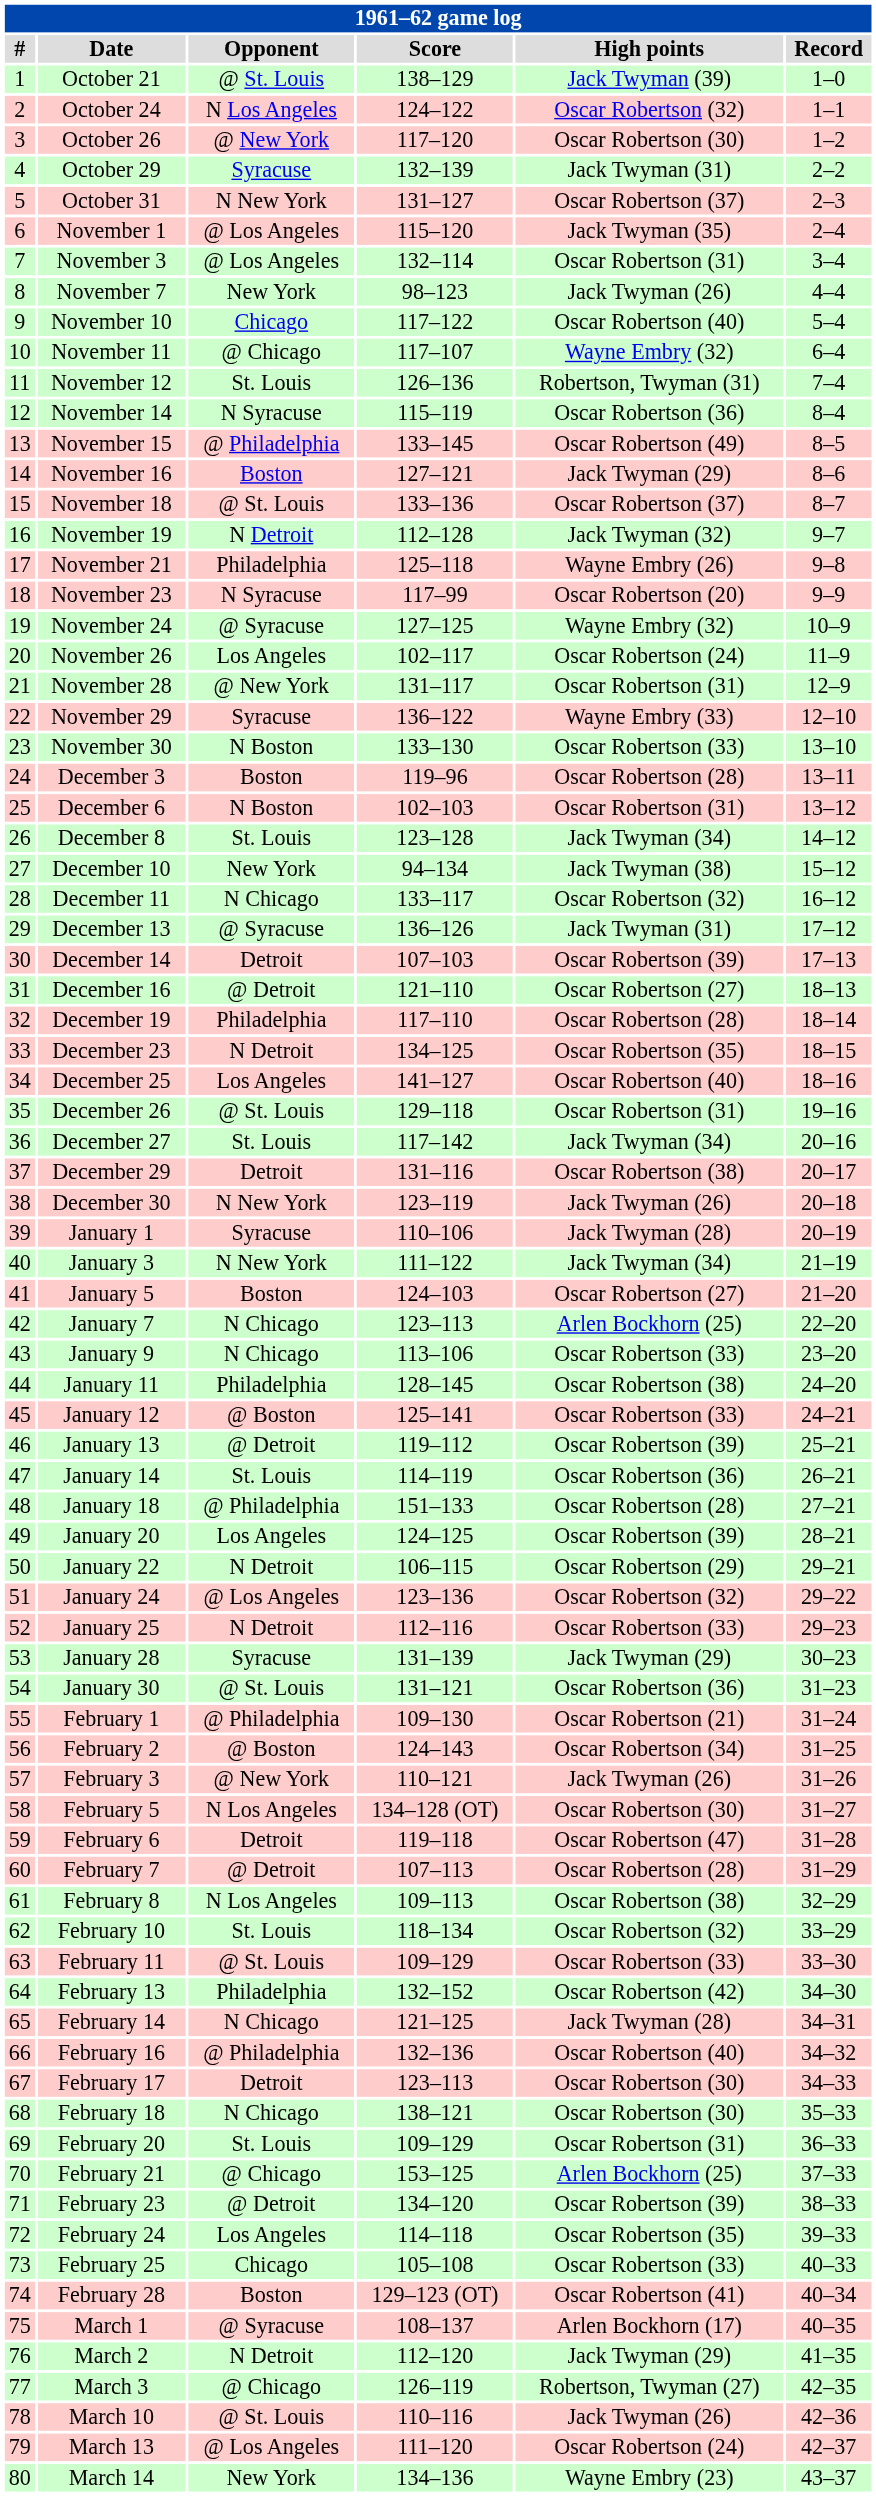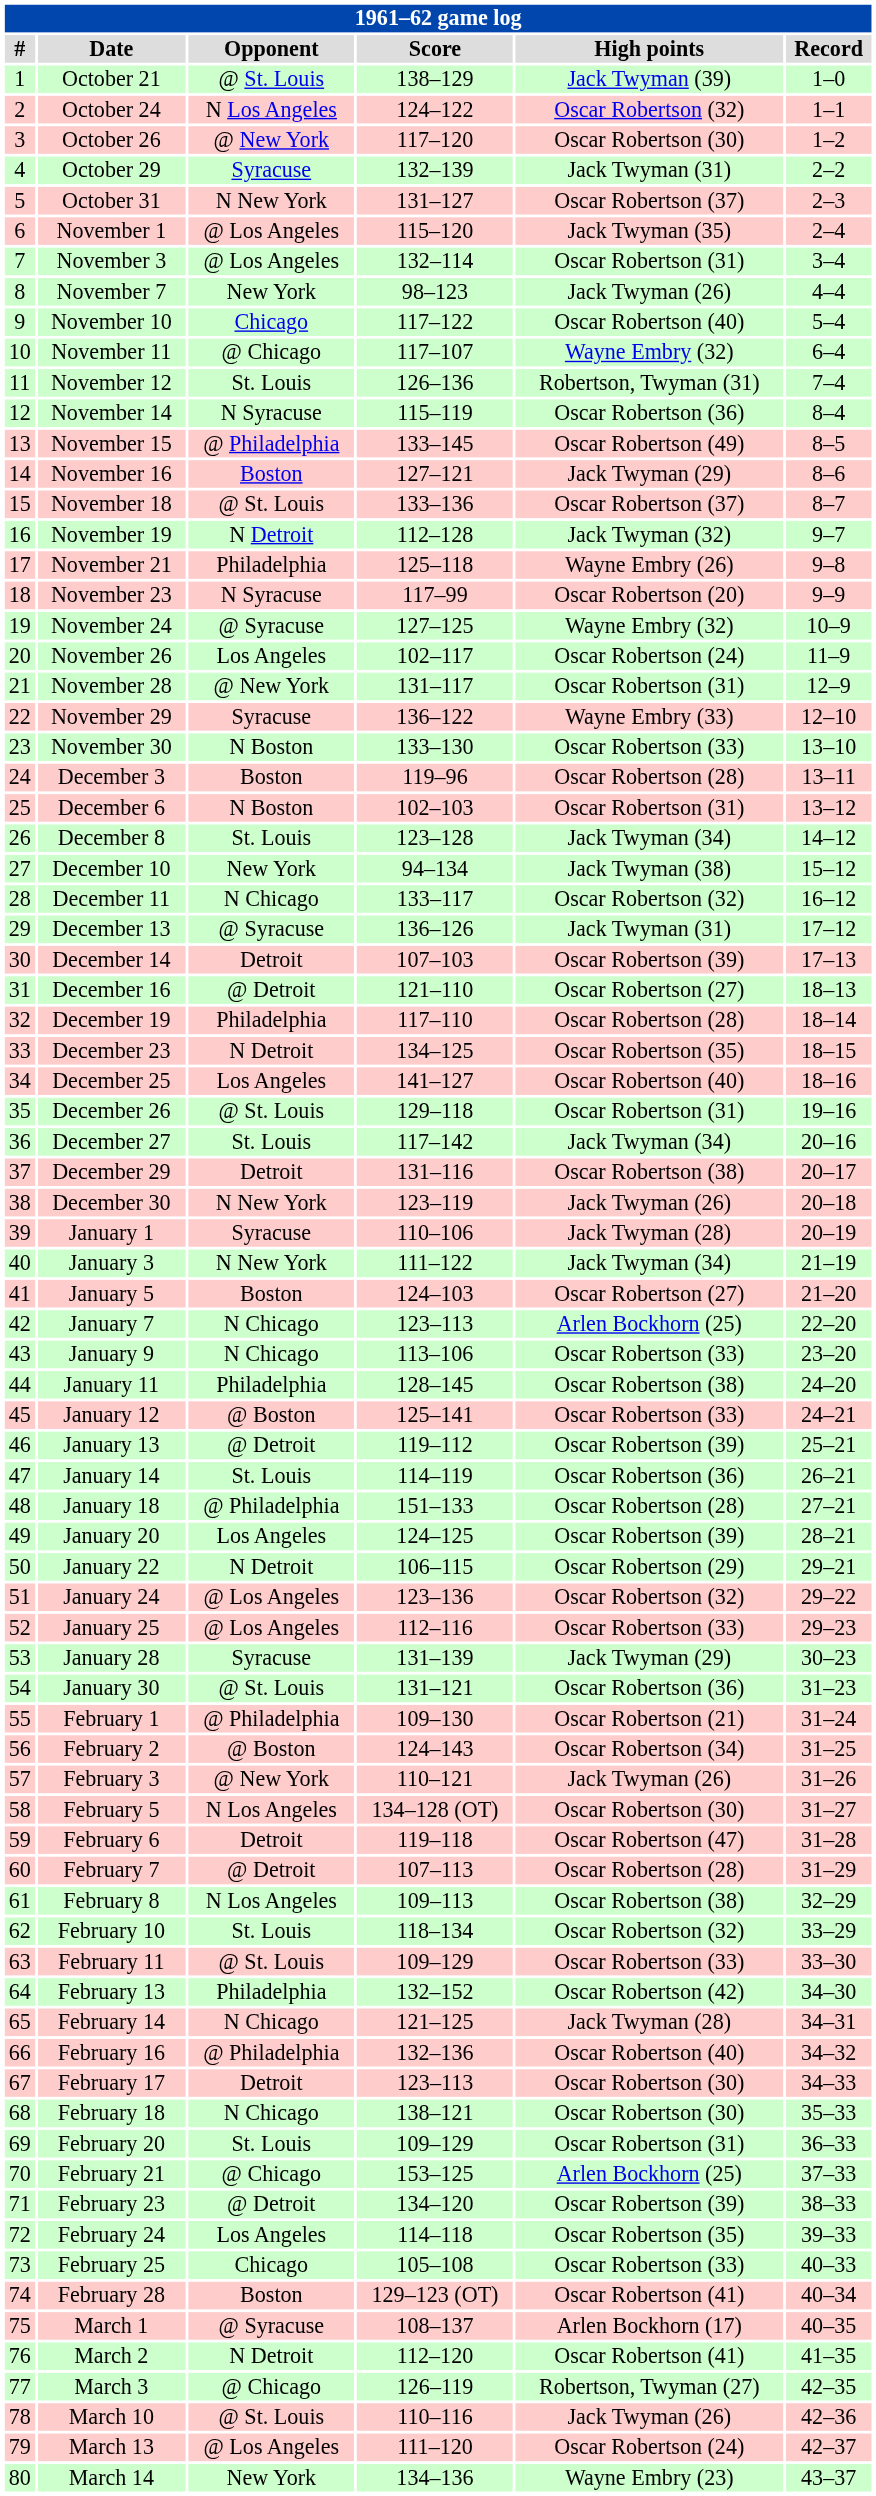(271, 1627) N Detroit -> (271, 1627) @ Los Angeles
(649, 2356) Jack Twyman (29) -> (649, 2356) Oscar Robertson (41)
